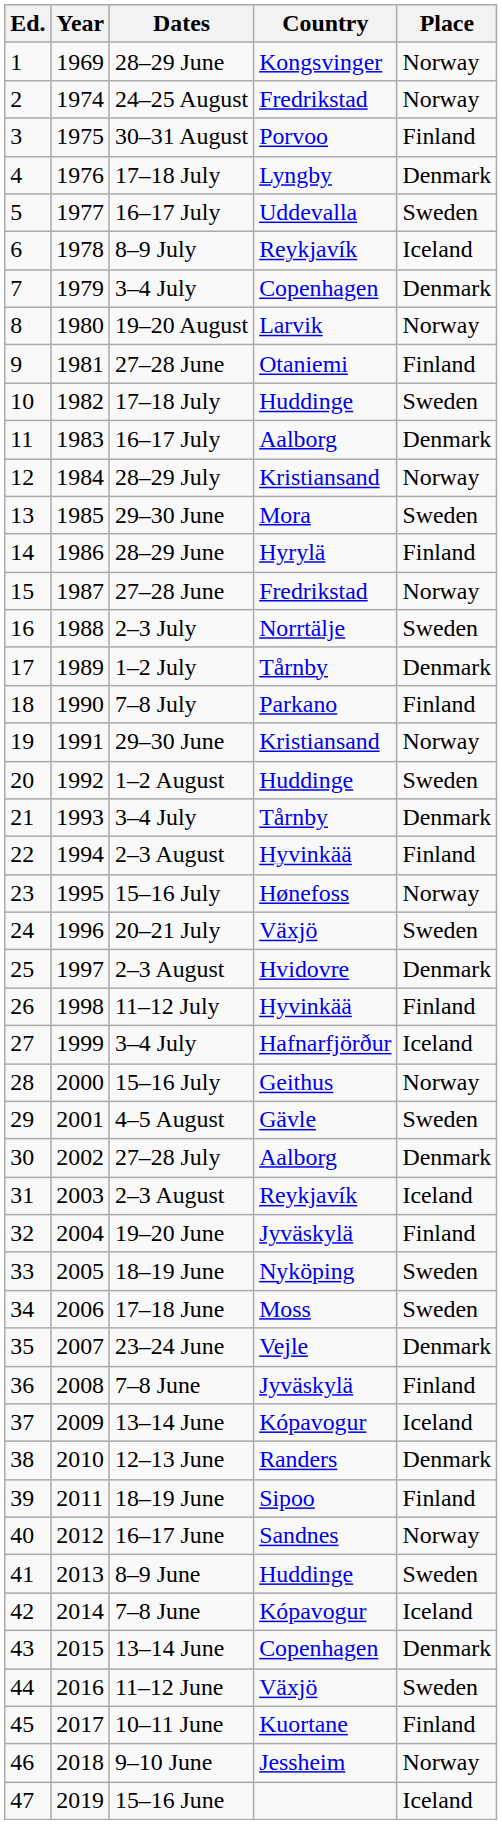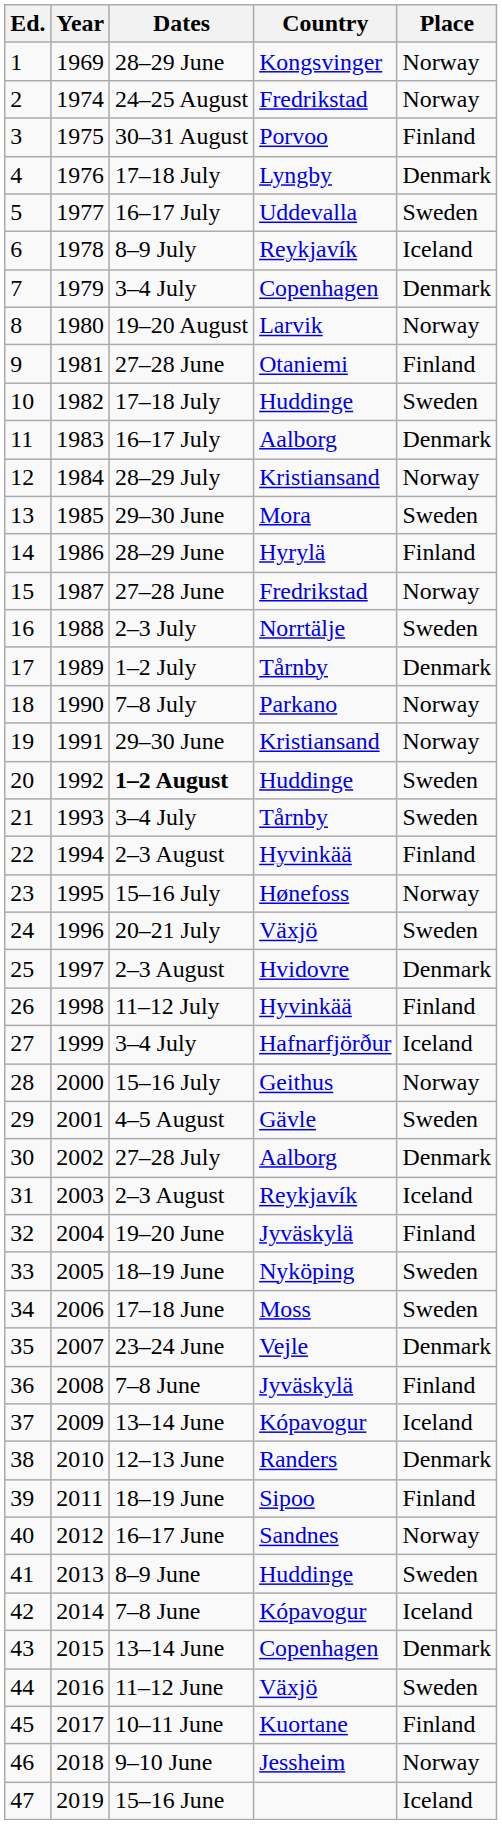(439, 703) Finland -> (441, 703) Norway
(170, 779) normal -> (172, 779) bold
(447, 817) Denmark -> (440, 817) Sweden
